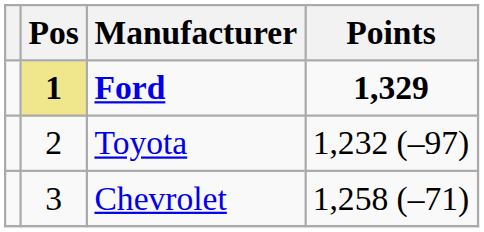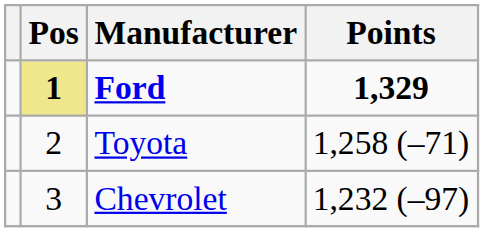(391, 143) 1,232 (–97) -> (391, 143) 1,258 (–71)
(391, 198) 1,258 (–71) -> (391, 198) 1,232 (–97)
